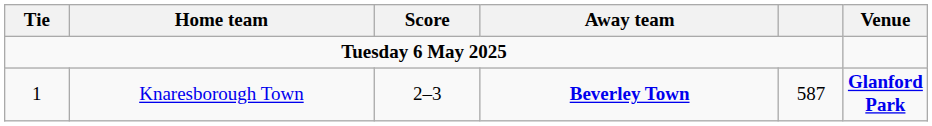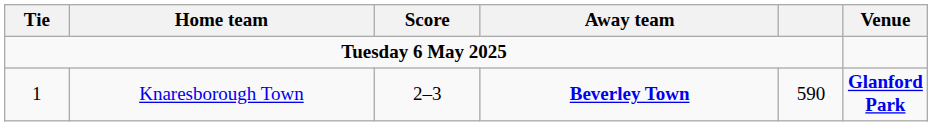(811, 94) 587 -> (811, 94) 590
